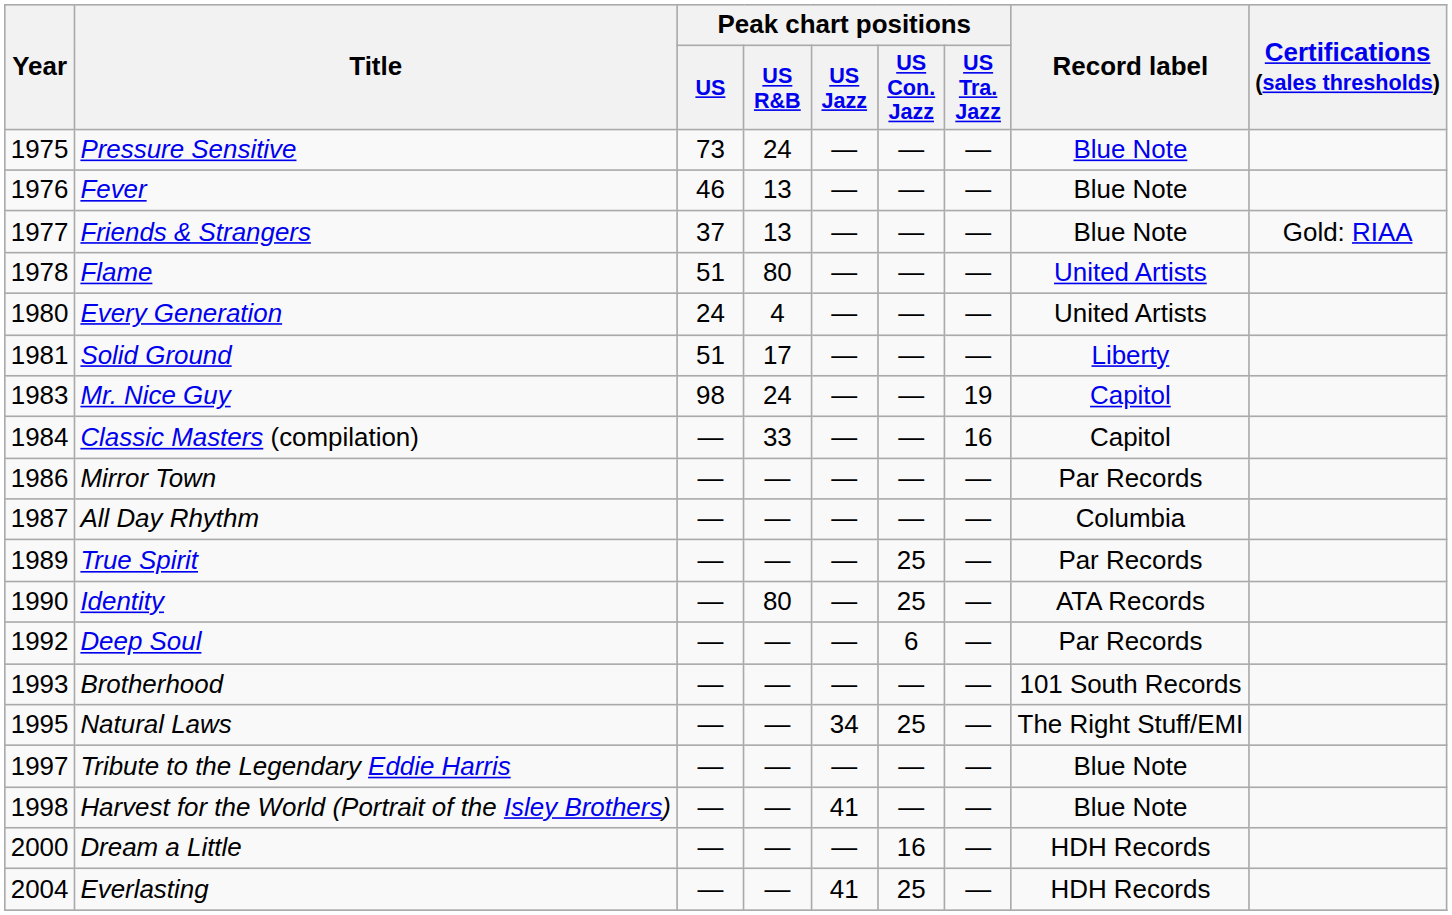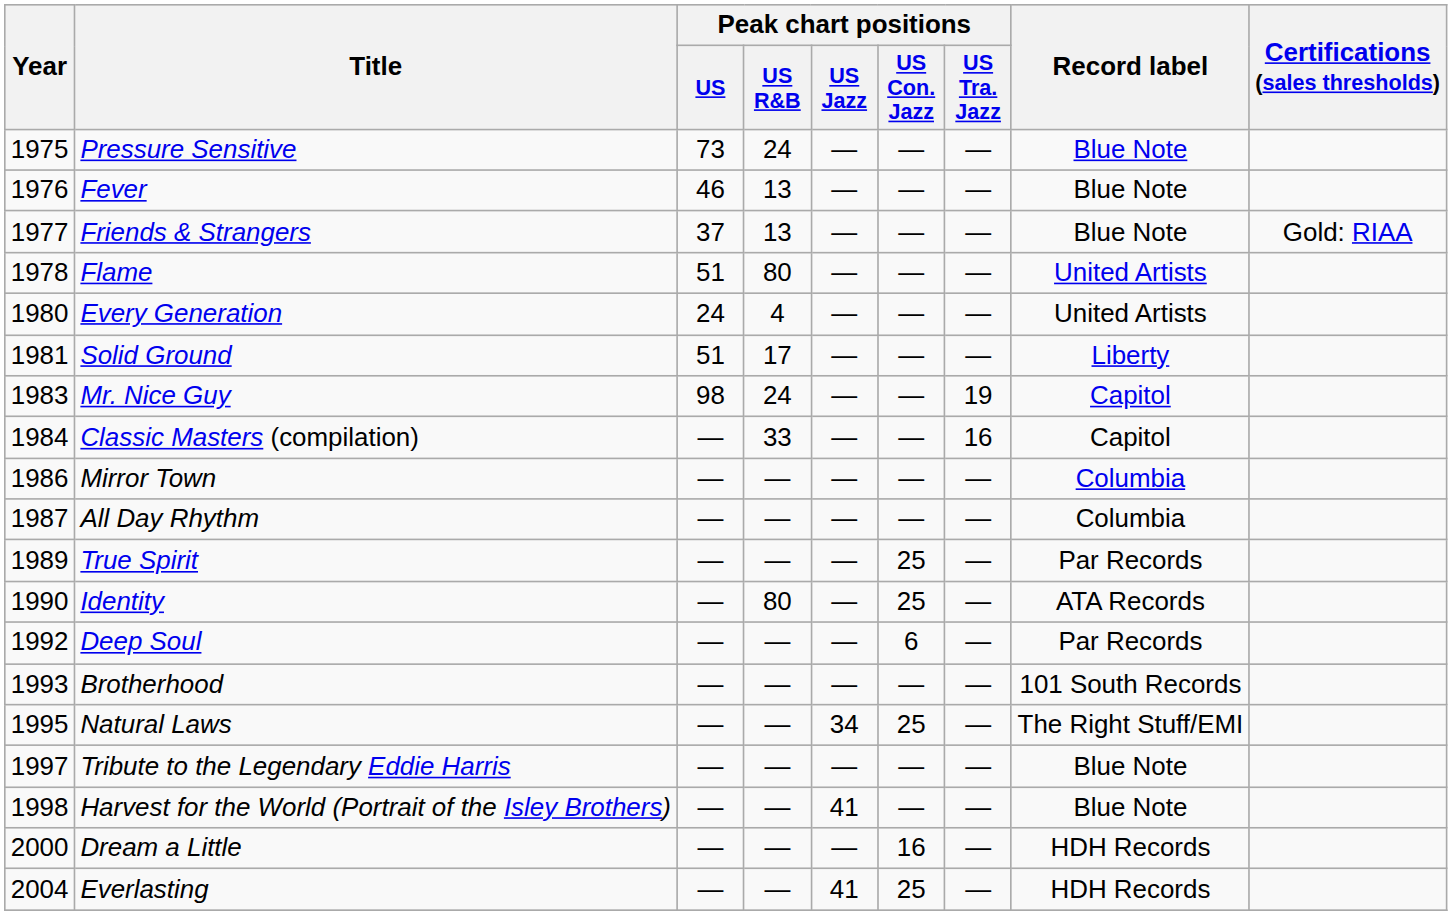(1130, 478) Par Records -> (1130, 478) Columbia
